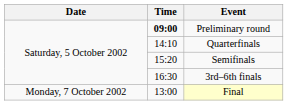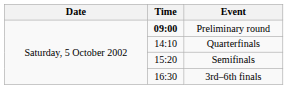- row: (233, 92)
